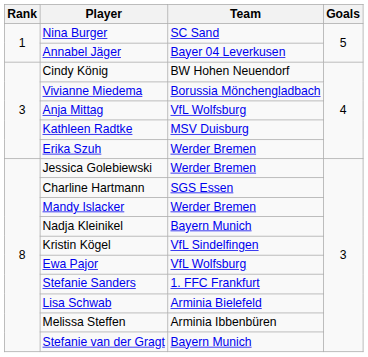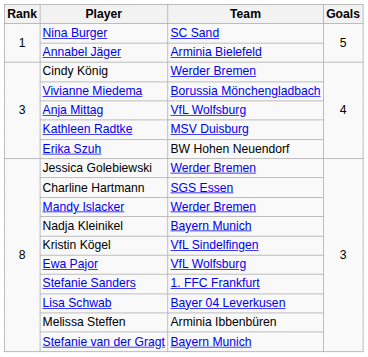(228, 52) Bayer 04 Leverkusen -> (216, 52) Arminia Bielefeld
(230, 71) BW Hohen Neuendorf -> (213, 71) Werder Bremen
(213, 149) Werder Bremen -> (230, 149) BW Hohen Neuendorf
(216, 303) Arminia Bielefeld -> (228, 303) Bayer 04 Leverkusen
